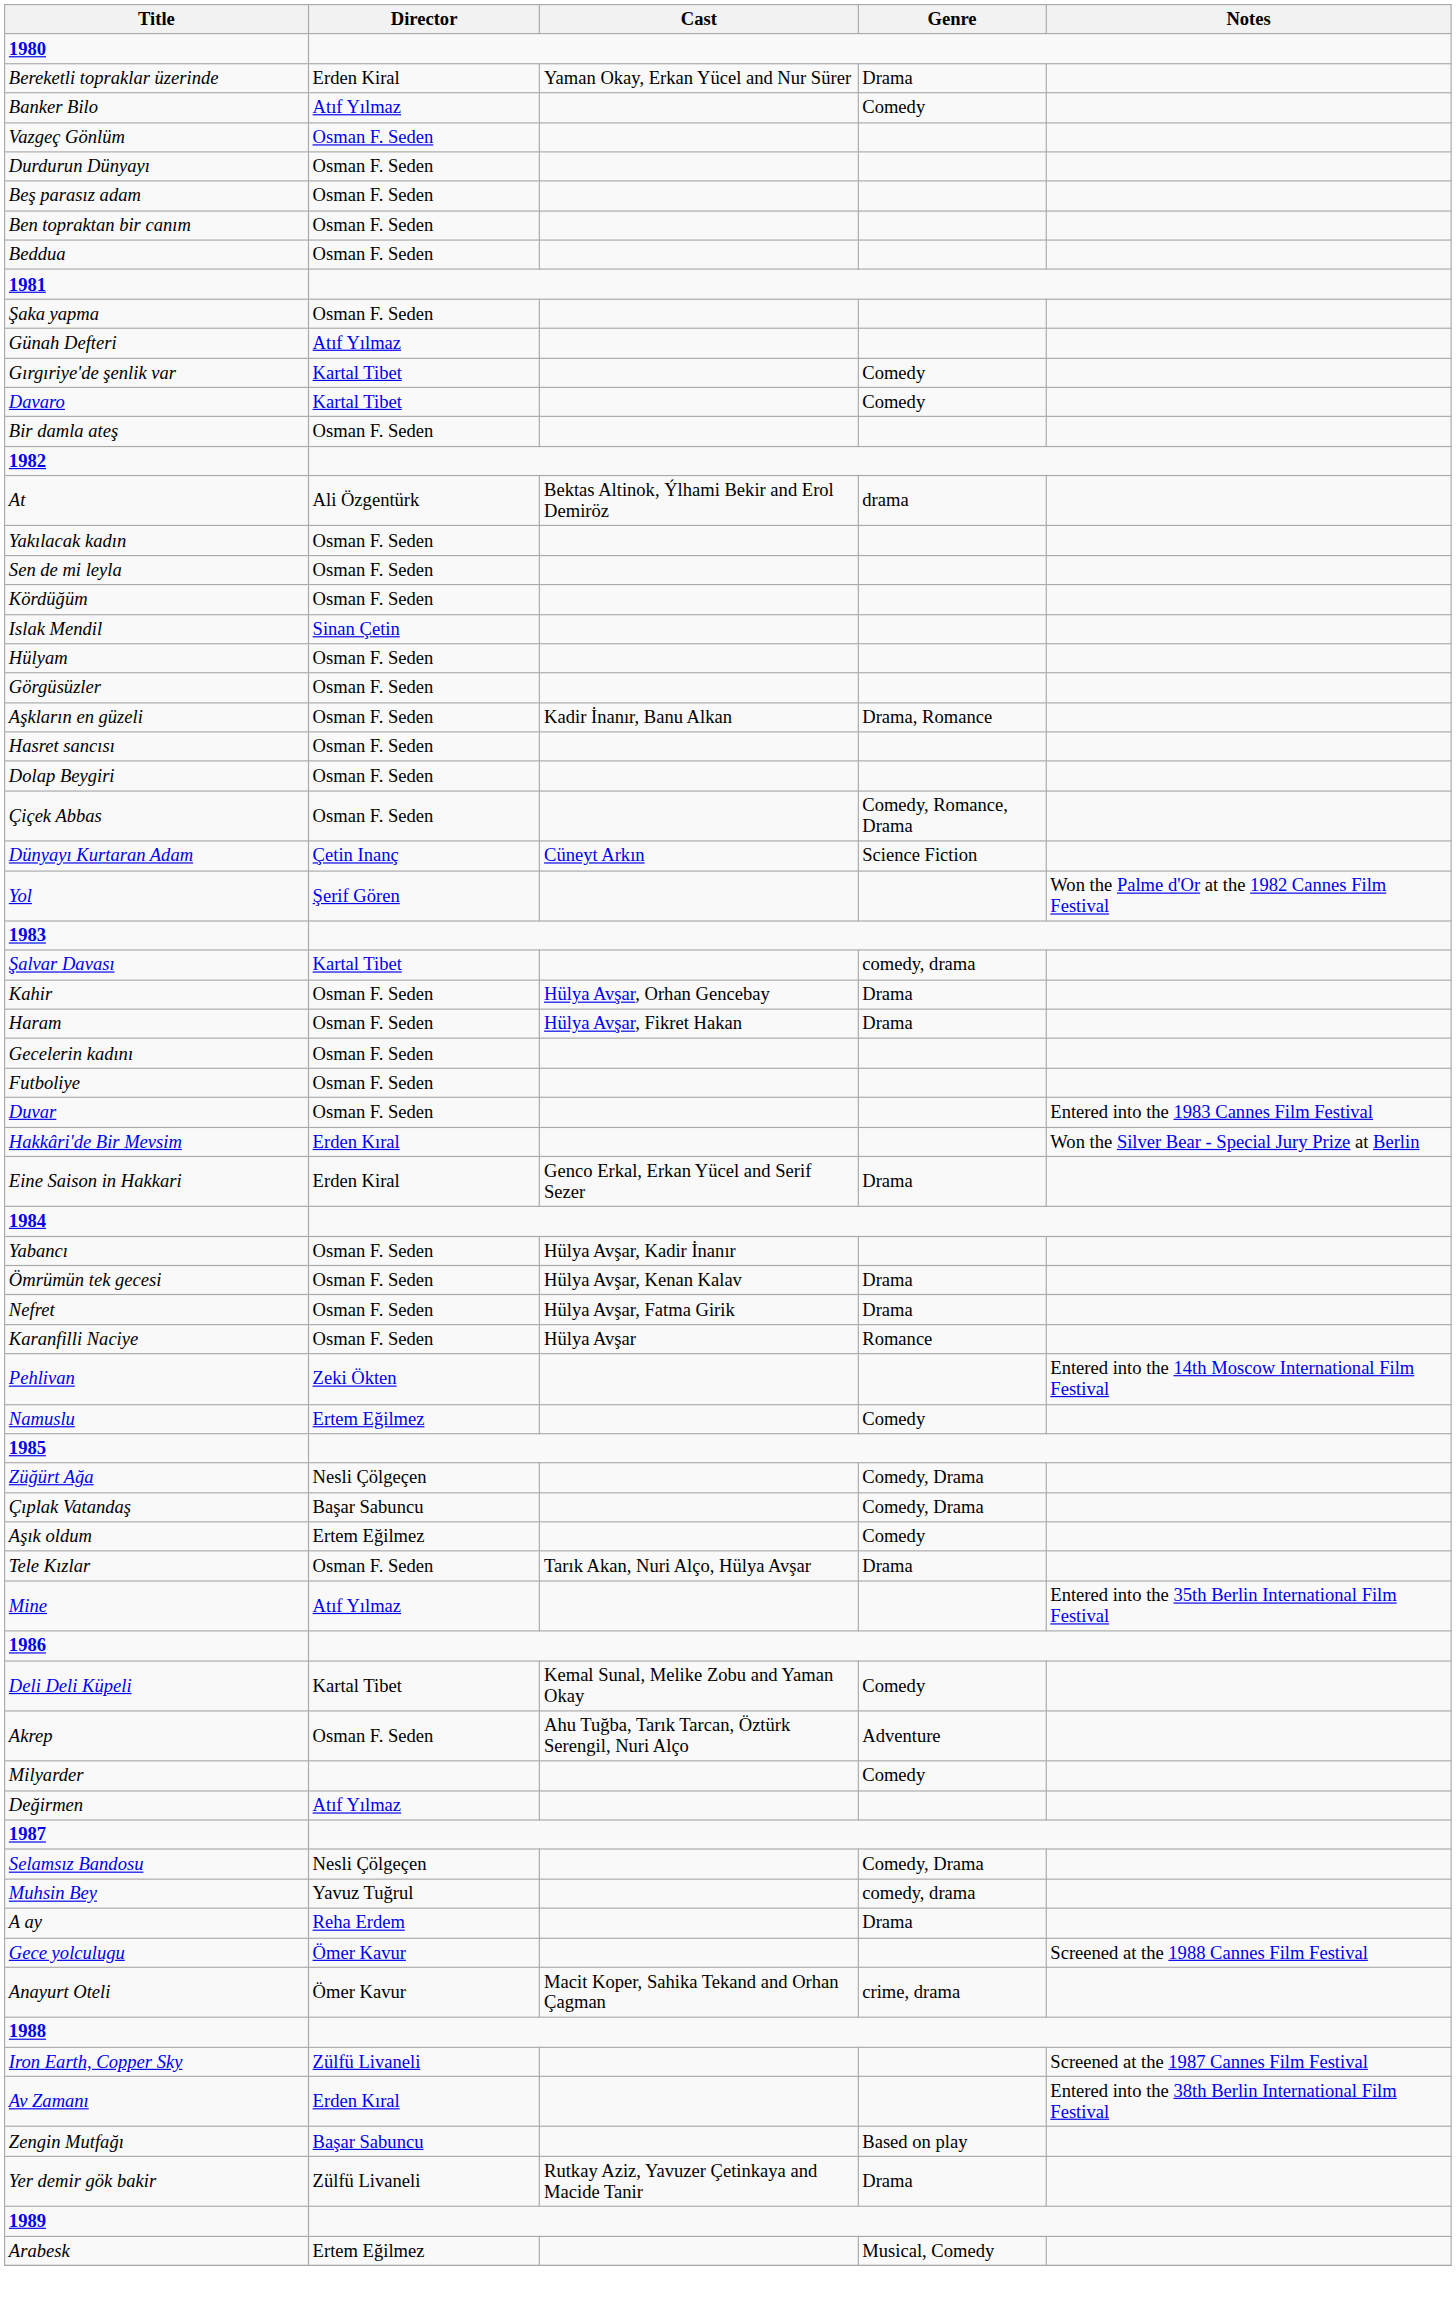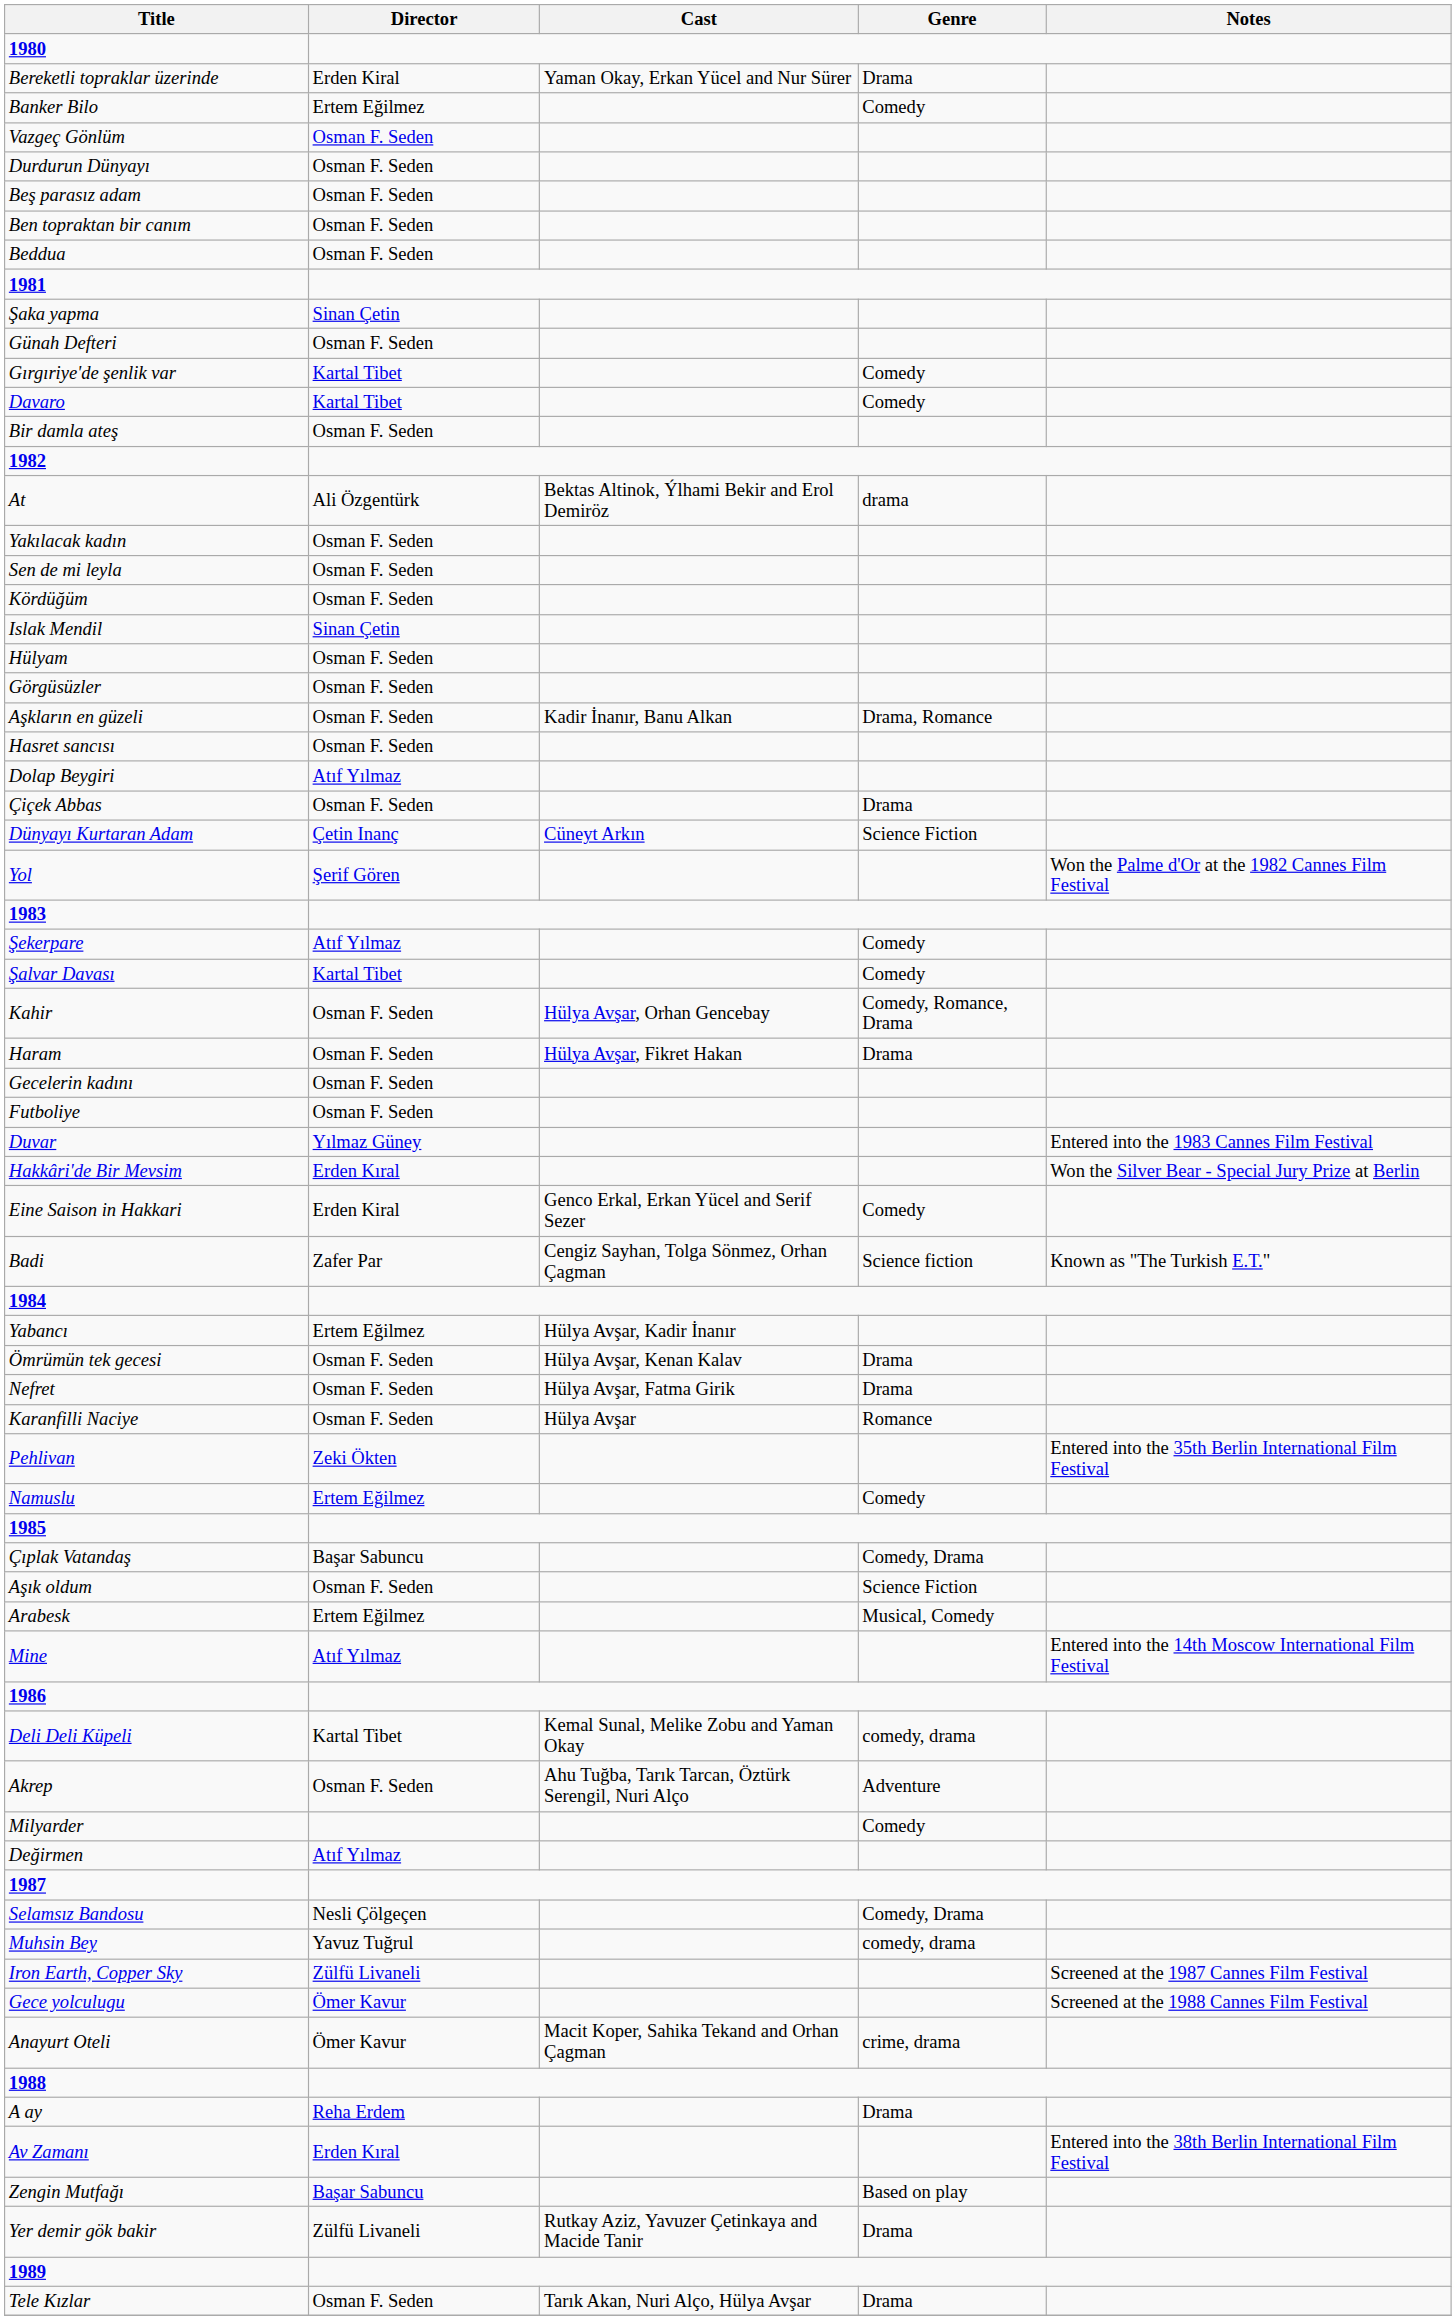(357, 107) Atıf Yılmaz -> (369, 107) Ertem Eğilmez
(373, 313) Osman F. Seden -> (356, 313) Sinan Çetin
(357, 343) Atıf Yılmaz -> (373, 343) Osman F. Seden
(373, 775) Osman F. Seden -> (357, 775) Atıf Yılmaz
(935, 815) Comedy, Romance, Drama -> (888, 805) Drama
+ row: (46, 944)
(919, 964) comedy, drama -> (894, 973) Comedy
(888, 994) Drama -> (935, 1013) Comedy, Romance, Drama
(373, 1112) Osman F. Seden -> (367, 1141) Yılmaz Güney
(888, 1181) Drama -> (894, 1210) Comedy
+ row: (26, 1261)
(373, 1250) Osman F. Seden -> (369, 1330) Ertem Eğilmez
(1232, 1378) Entered into the 14th Moscow International Film Festival -> (1224, 1458) Entered into the 35th Berlin International Film Festival
- row: (51, 1477)
(369, 1536) Ertem Eğilmez -> (373, 1586) Osman F. Seden
(894, 1536) Comedy -> (920, 1586) Science Fiction
rows swapped: (50, 1565) <-> (39, 2250)
(1224, 1605) Entered into the 35th Berlin International Film Festival -> (1232, 1656) Entered into the 14th Moscow International Film Festival
(894, 1685) Comedy -> (919, 1735) comedy, drama
rows swapped: (96, 2061) <-> (25, 1922)
